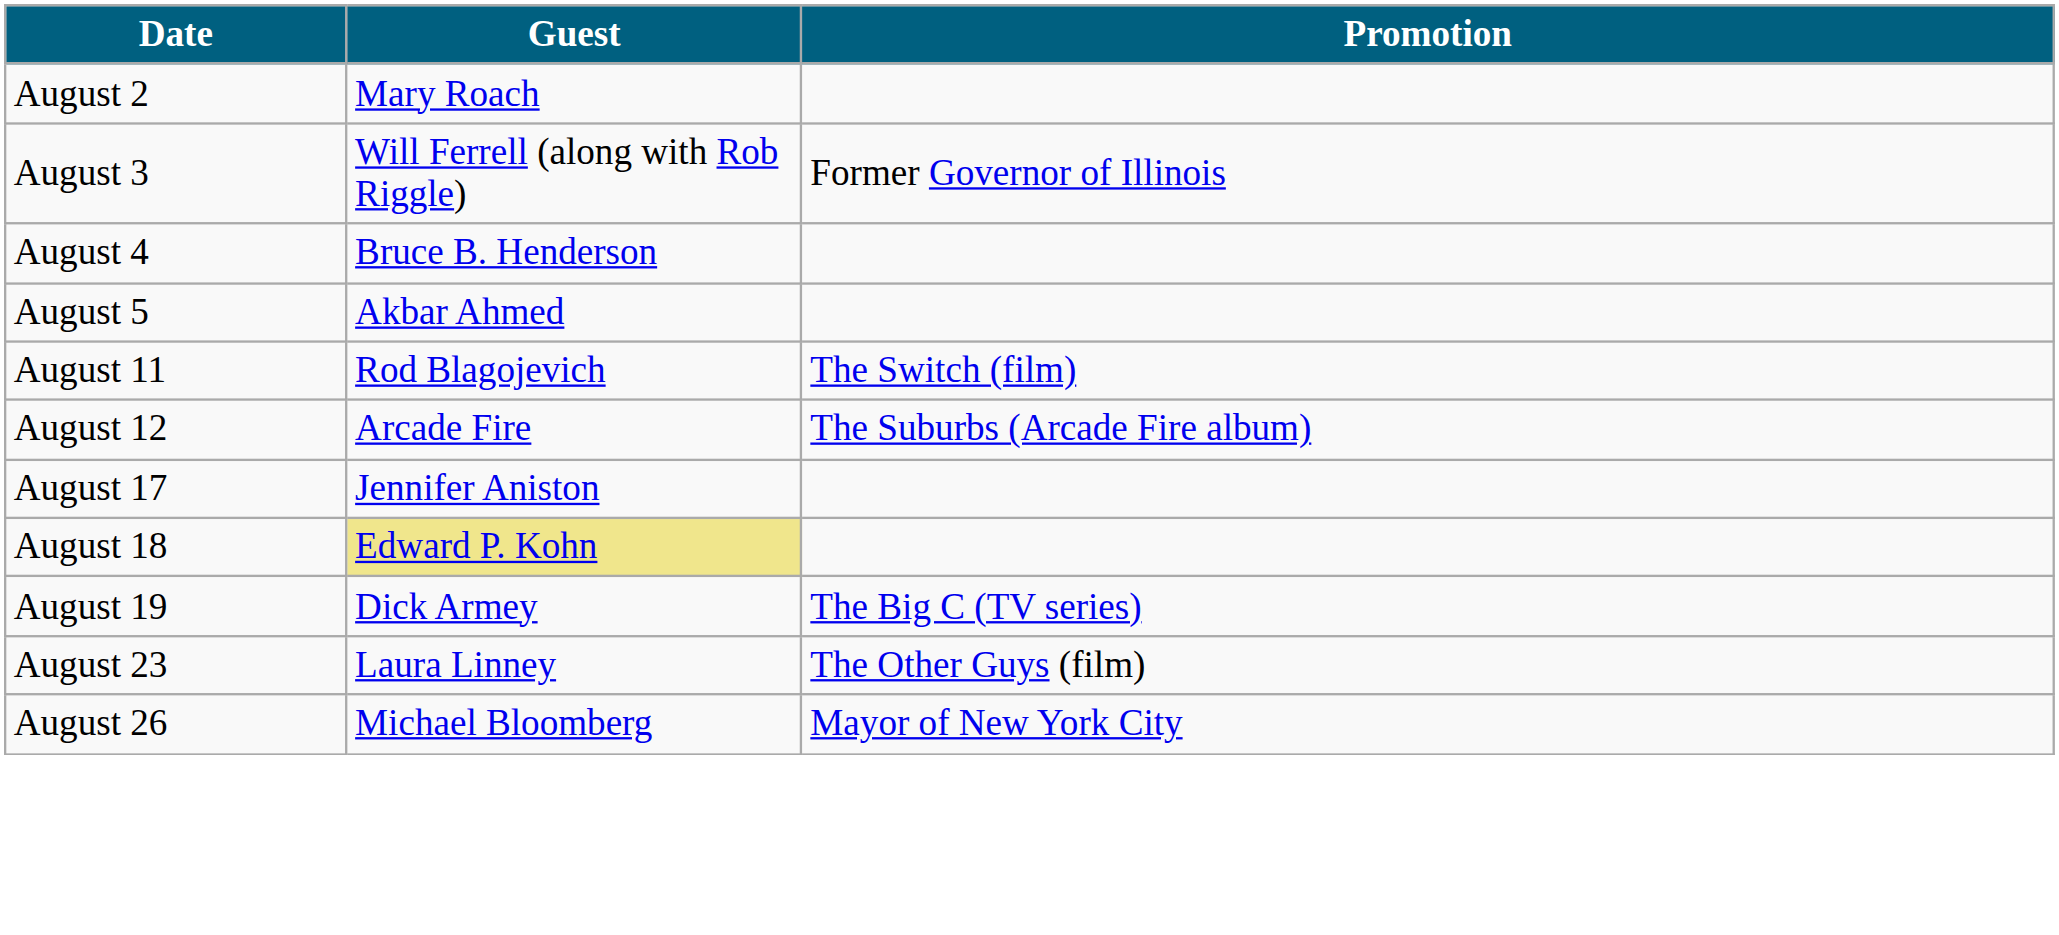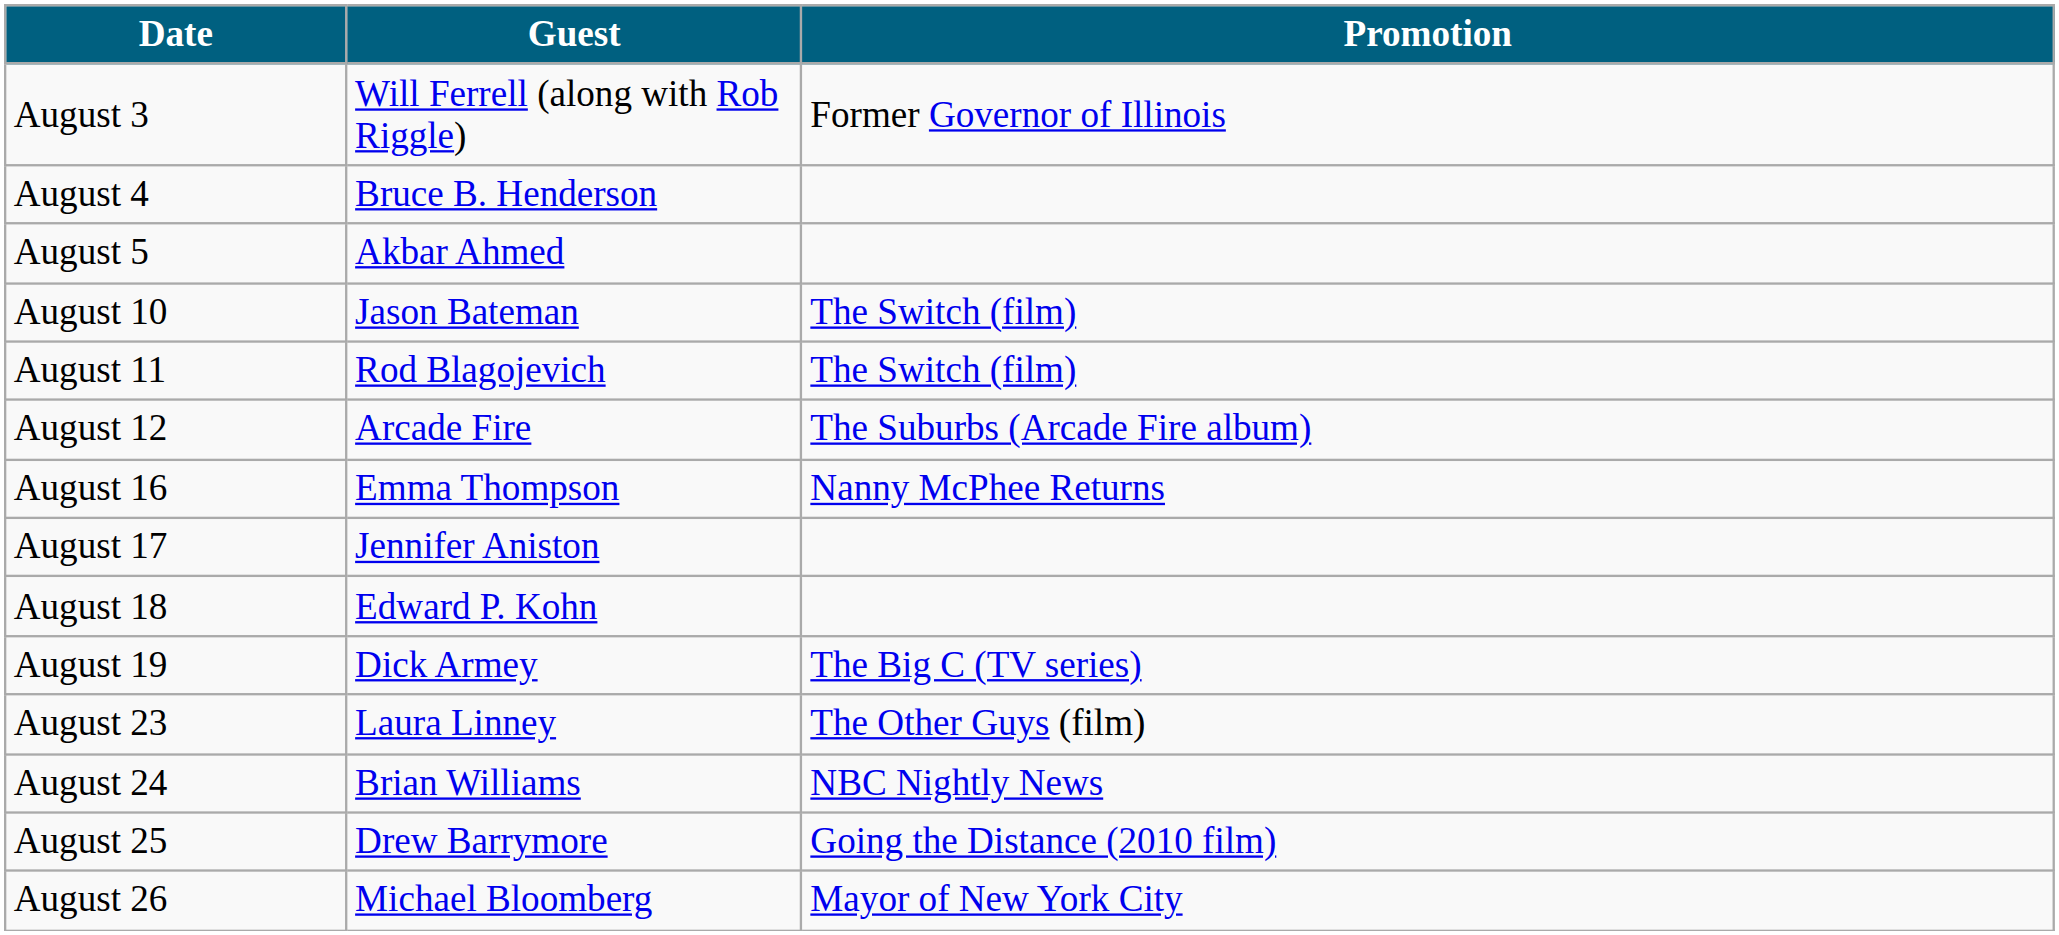- row: (81, 92)
+ row: (91, 311)
+ row: (91, 487)
(476, 546) khaki background -> (476, 605) no background
+ row: (91, 782)
+ row: (91, 841)
